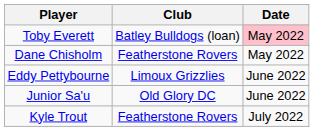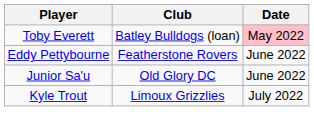- row: (58, 55)
(178, 76) Limoux Grizzlies -> (178, 55) Featherstone Rovers
(178, 116) Featherstone Rovers -> (178, 96) Limoux Grizzlies
